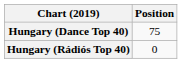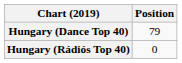(155, 31) 75 -> (155, 31) 79
